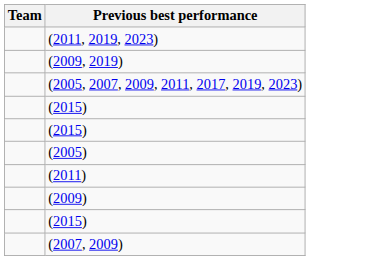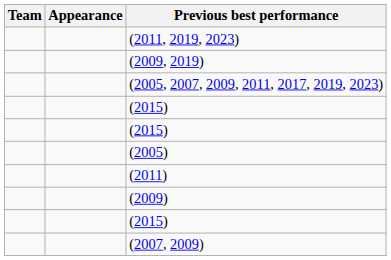+ column: (85, 15)
